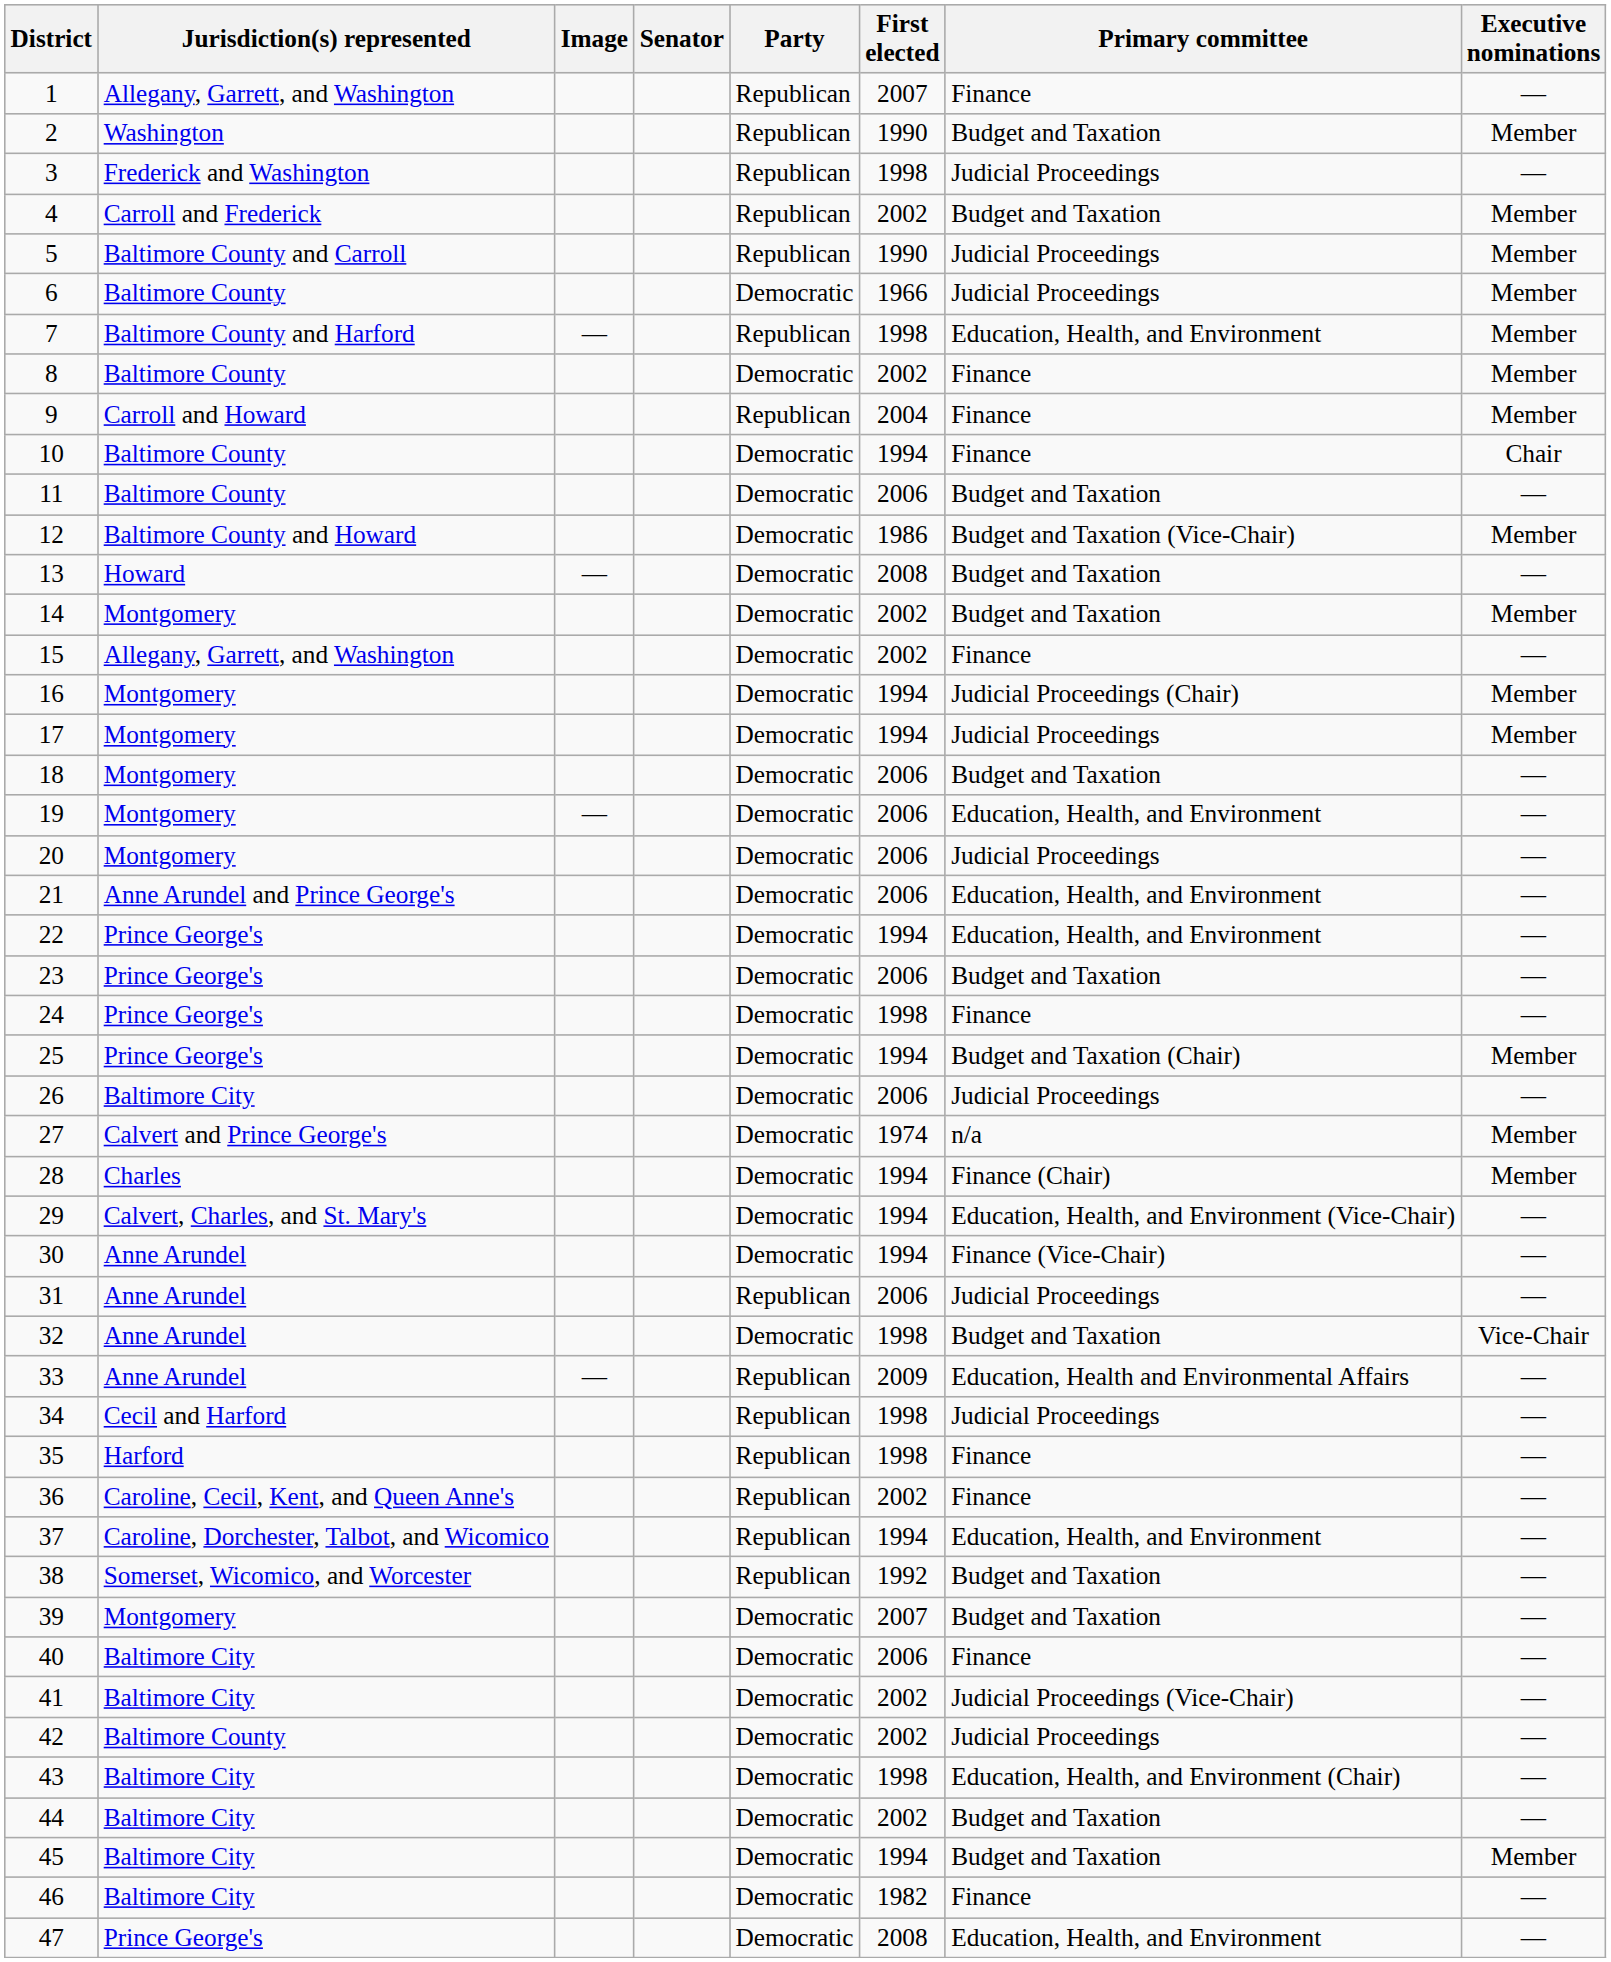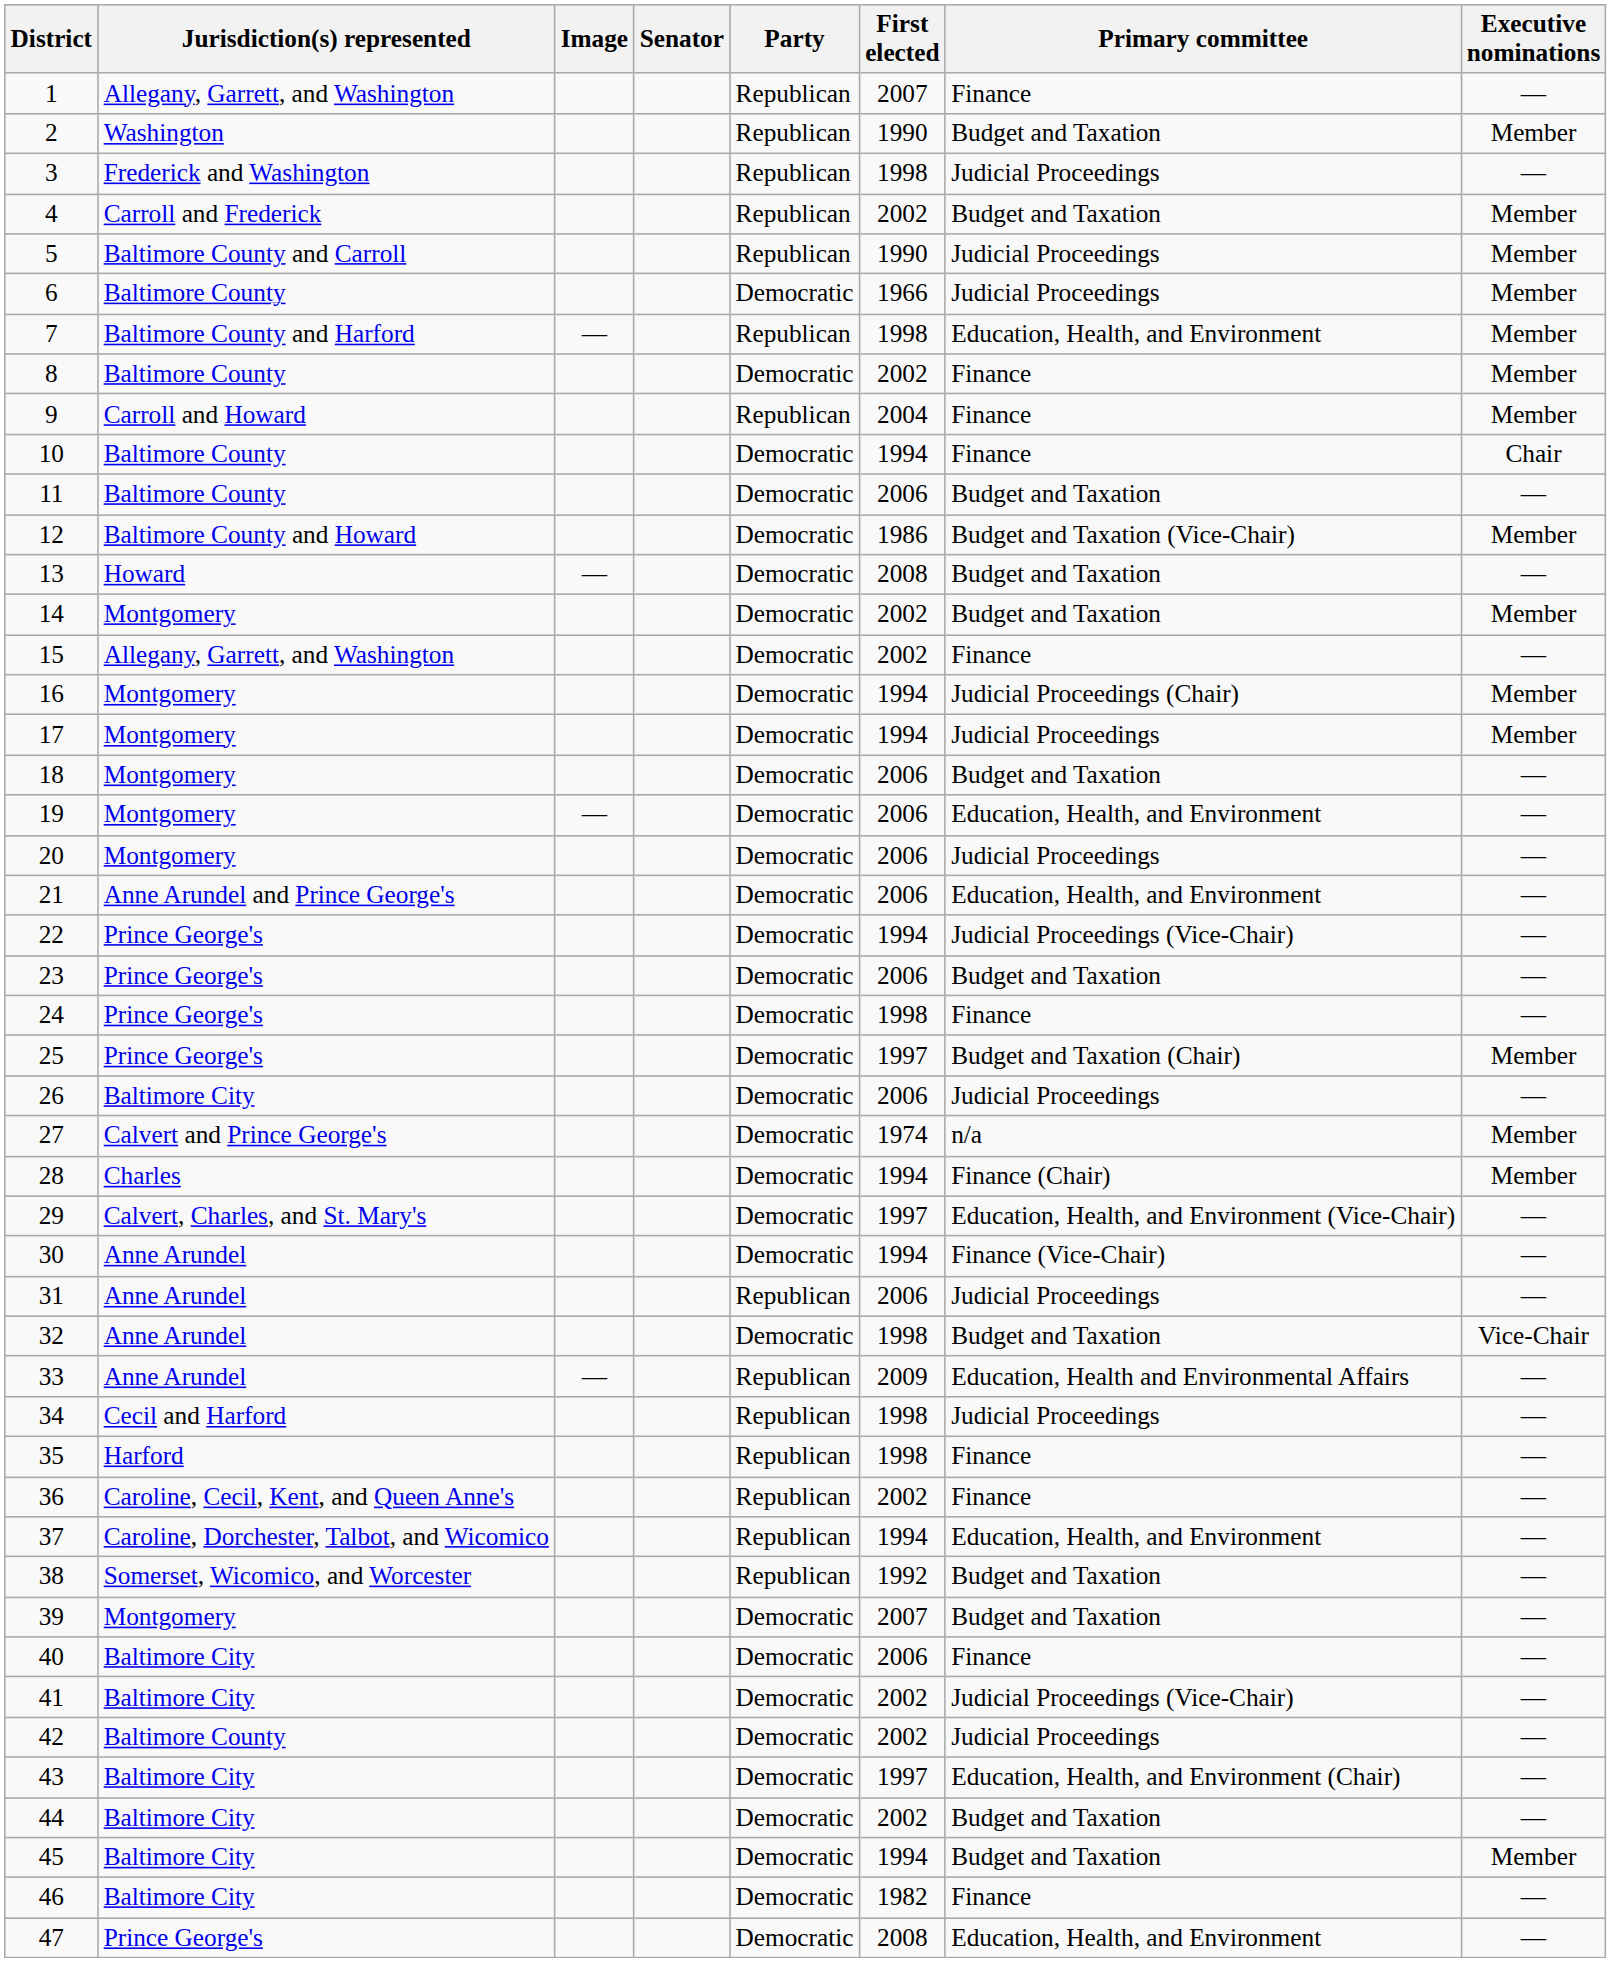(1136, 935) Education, Health, and Environment -> (1122, 935) Judicial Proceedings (Vice-Chair)
(902, 1055) 1994 -> (902, 1055) 1997
(902, 1215) 1994 -> (902, 1215) 1997
(902, 1776) 1998 -> (902, 1776) 1997
